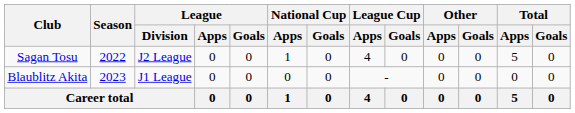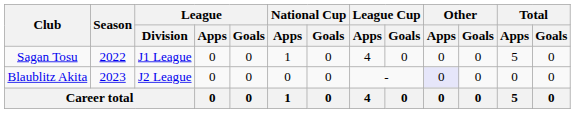(165, 56) J2 League -> (165, 56) J1 League
(165, 77) J1 League -> (165, 77) J2 League
(441, 77) no background -> (441, 77) lavender background
